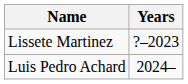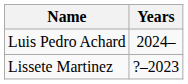rows swapped: (61, 41) <-> (67, 66)
